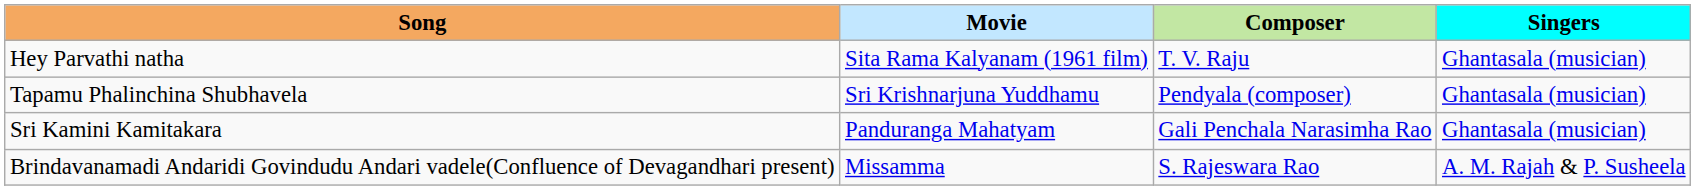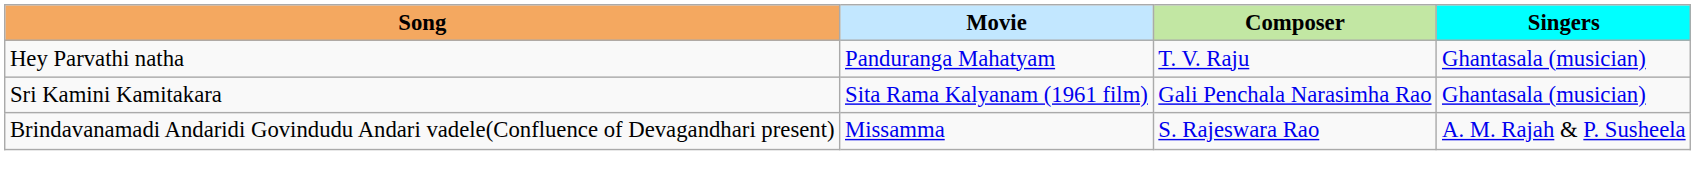(996, 58) Sita Rama Kalyanam (1961 film) -> (950, 58) Panduranga Mahatyam
- row: (159, 94)
(950, 130) Panduranga Mahatyam -> (996, 94) Sita Rama Kalyanam (1961 film)
